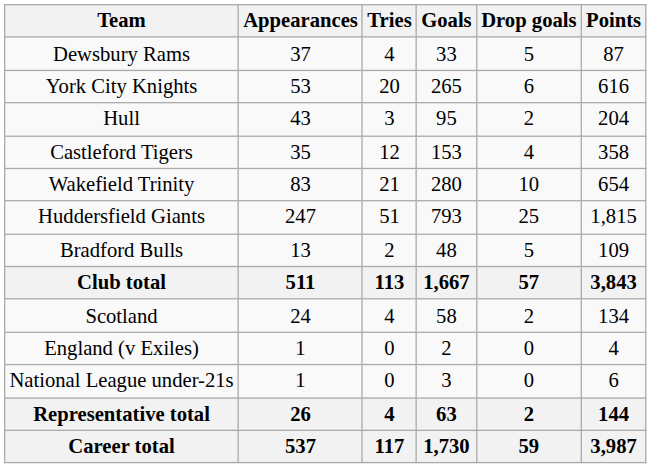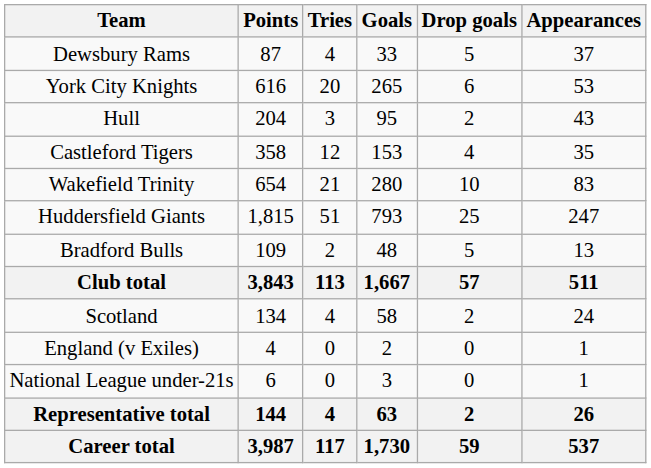columns swapped: (301, 20) <-> (614, 20)
